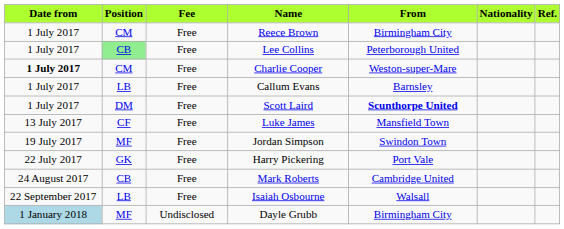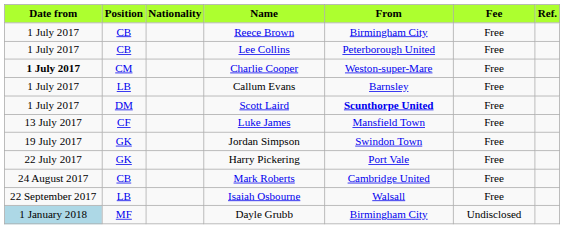columns swapped: (506, 14) <-> (187, 14)
(124, 32) CM -> (124, 32) CB
(124, 50) lightgreen background -> (124, 50) no background
(124, 142) MF -> (124, 142) GK
